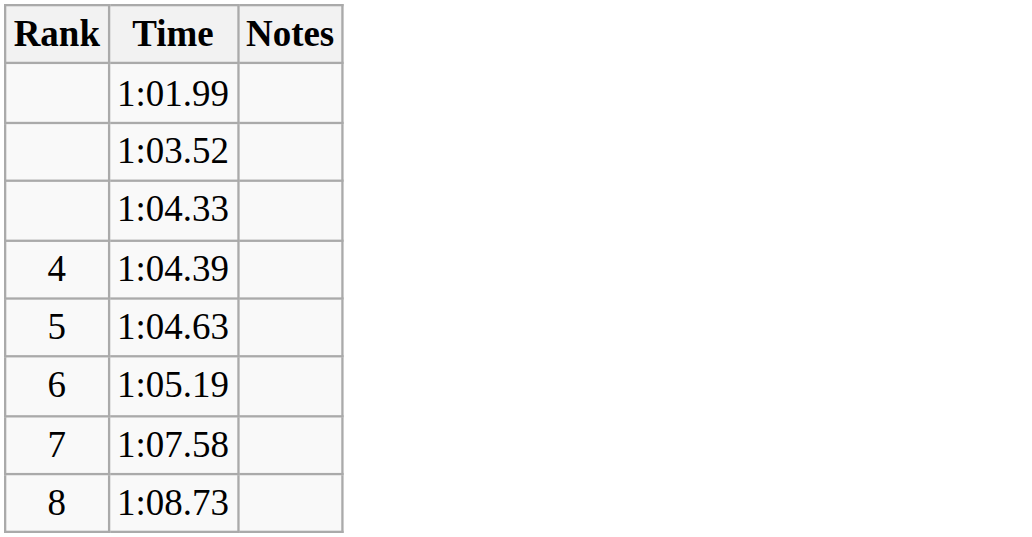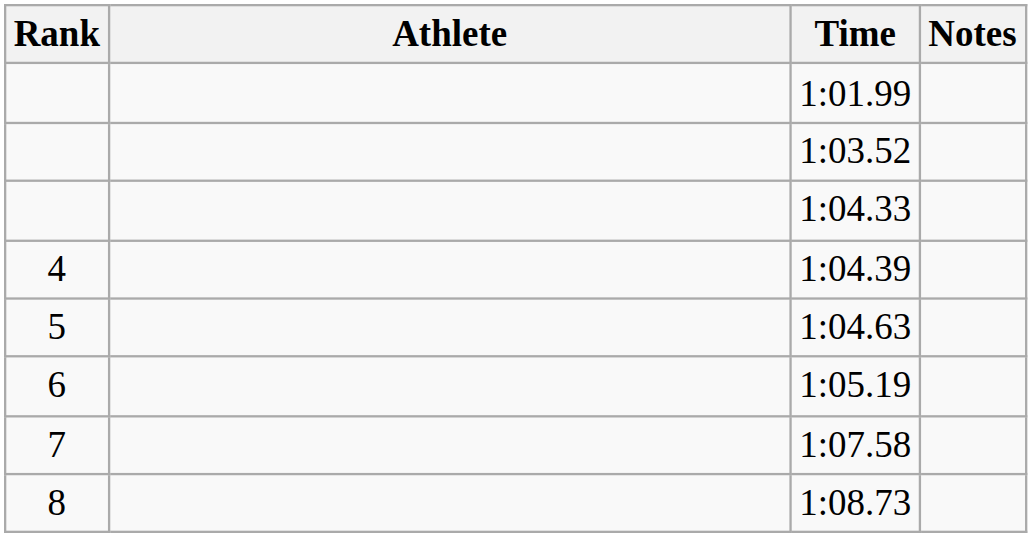+ column: (450, 33)
